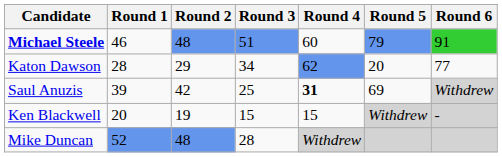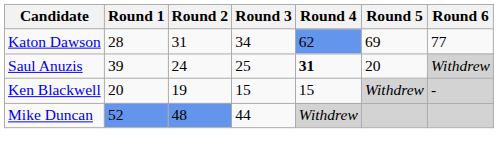- row: (56, 41)
(183, 66) 29 -> (179, 41) 31
(376, 66) 20 -> (373, 41) 69
(183, 90) 42 -> (179, 66) 24
(376, 90) 69 -> (373, 66) 20
(246, 139) 28 -> (243, 115) 44
